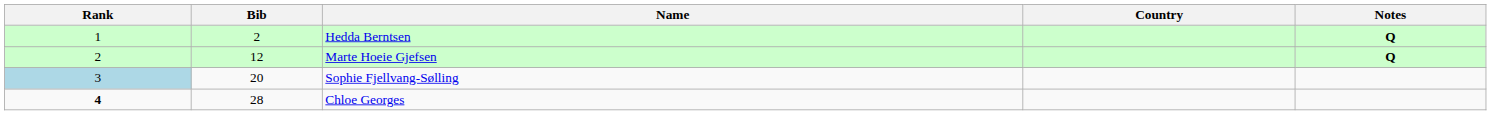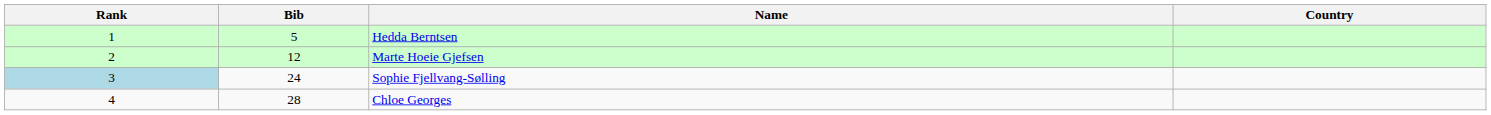- column: (1390, 15)
(257, 36) 2 -> (294, 36) 5
(257, 78) 20 -> (294, 78) 24
(98, 99) bold -> (112, 99) normal
